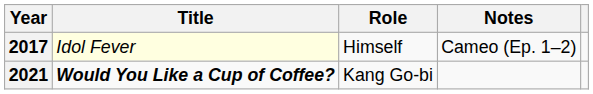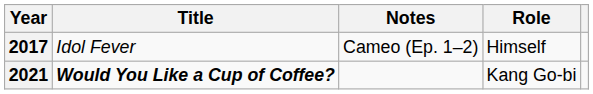columns swapped: (388, 18) <-> (509, 18)
(96, 46) lightyellow background -> (96, 46) no background
